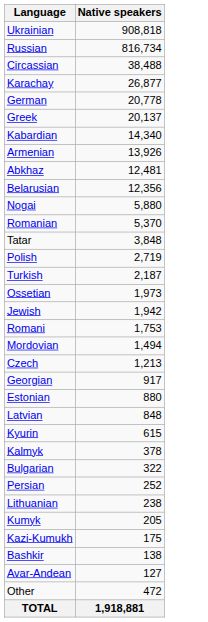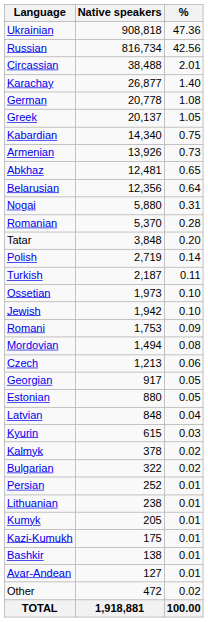+ column: (184, 13)
